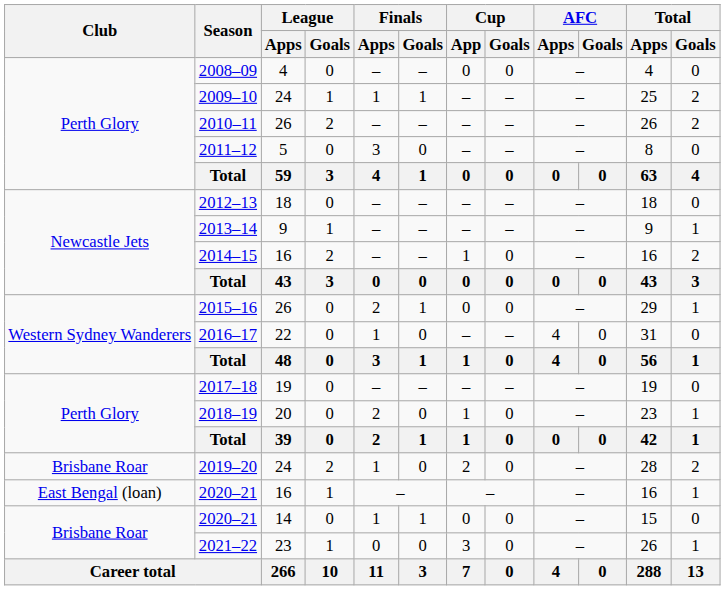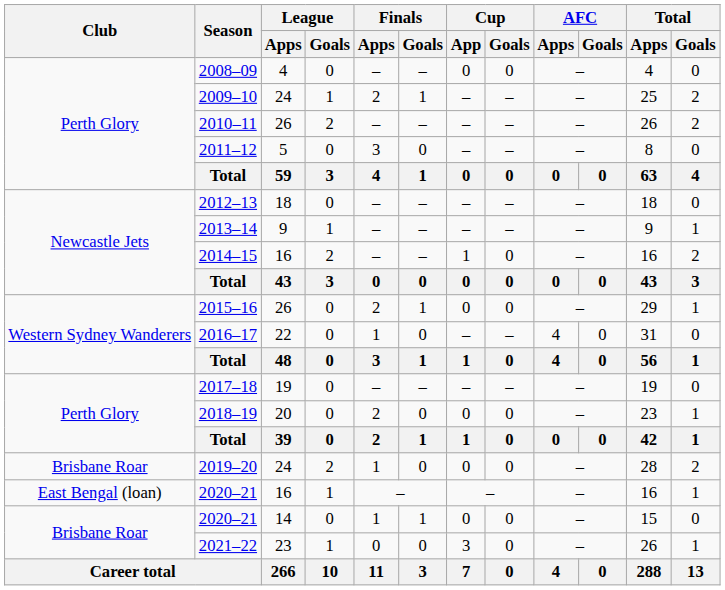(376, 96) 1 -> (376, 96) 2
(466, 413) 1 -> (466, 413) 0
(466, 466) 2 -> (466, 466) 0
